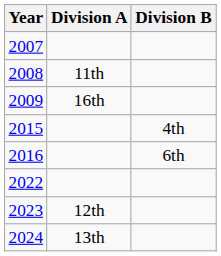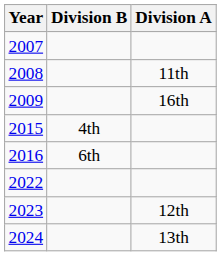columns swapped: (89, 18) <-> (174, 18)
